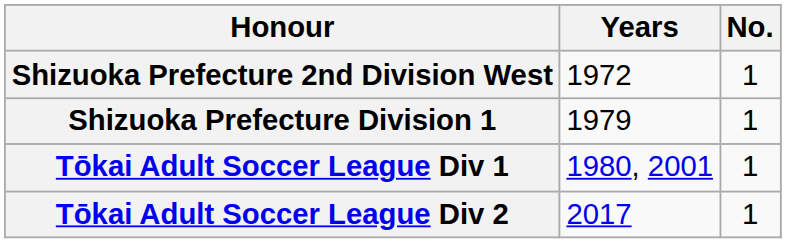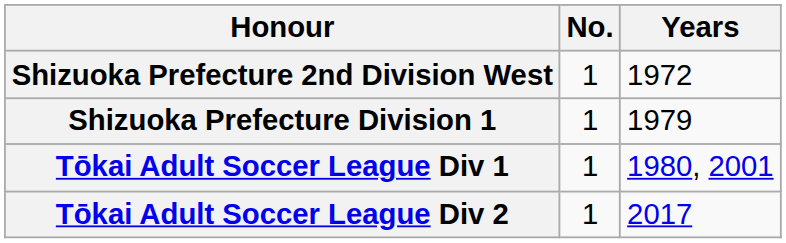columns swapped: (750, 27) <-> (640, 27)
